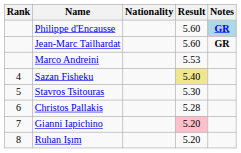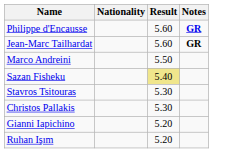- column: (18, 12)
(222, 28) lightblue background -> (194, 28) no background
(192, 60) 5.53 -> (163, 60) 5.50
(192, 108) 5.28 -> (163, 108) 5.30
(192, 124) pink background -> (163, 124) no background
